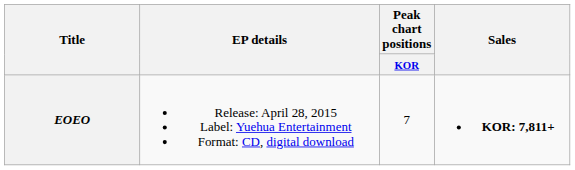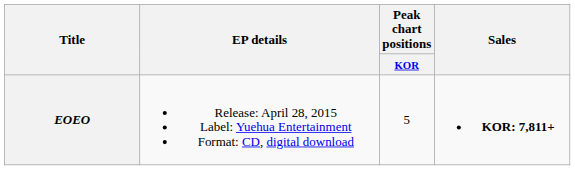(407, 119) 7 -> (407, 119) 5
